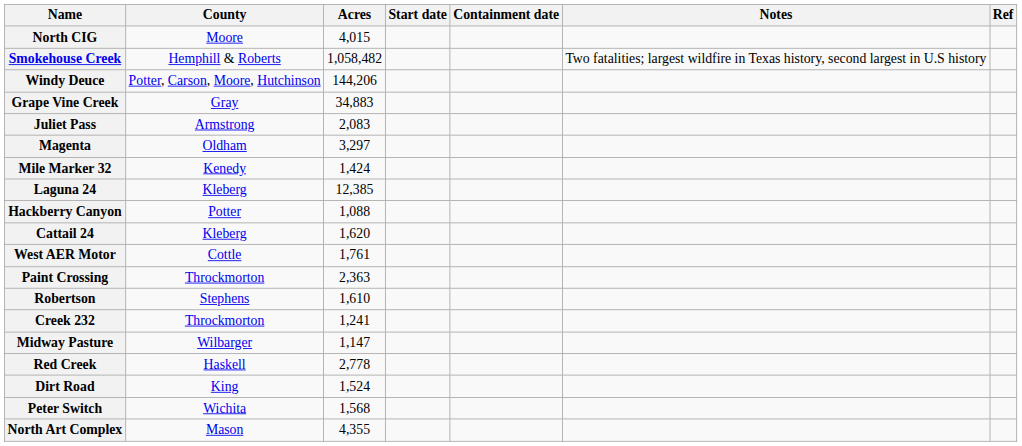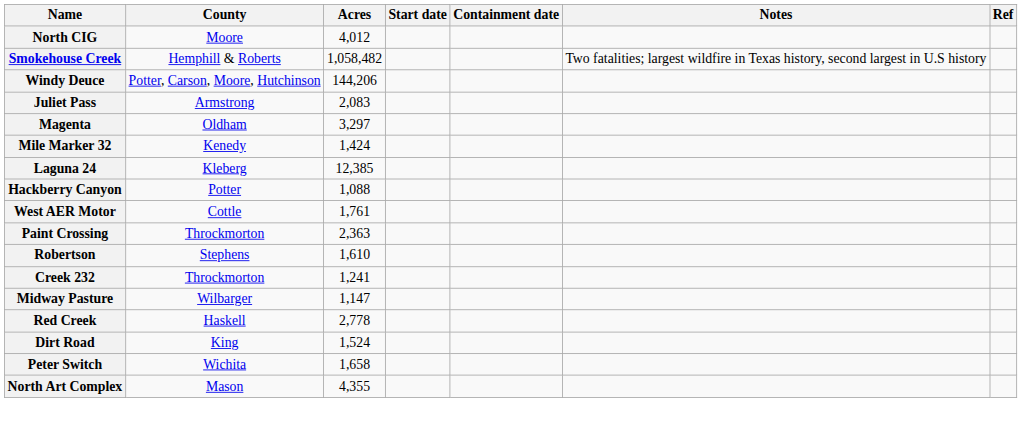(355, 37) 4,015 -> (355, 37) 4,012
- row: (65, 102)
- row: (65, 233)
(355, 408) 1,568 -> (355, 364) 1,658
